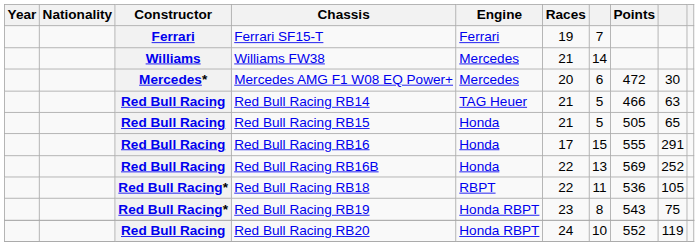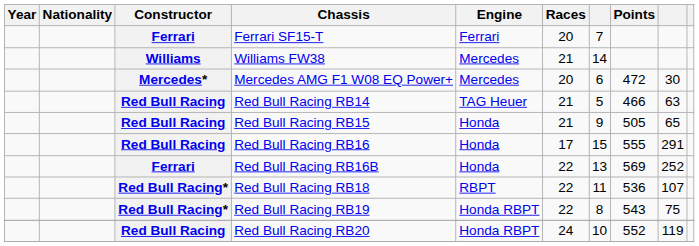(566, 36) 19 -> (566, 36) 20
(600, 123) 5 -> (600, 123) 9
(173, 166) Red Bull Racing -> (173, 166) Ferrari
(673, 187) 105 -> (673, 187) 107
(566, 209) 23 -> (566, 209) 22
